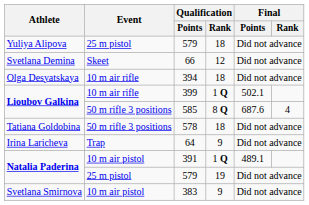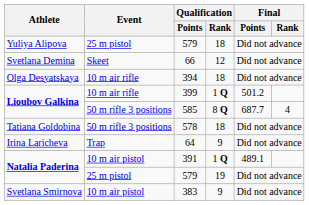(253, 94) 502.1 -> (253, 94) 501.2
(253, 110) 687.6 -> (253, 110) 687.7
